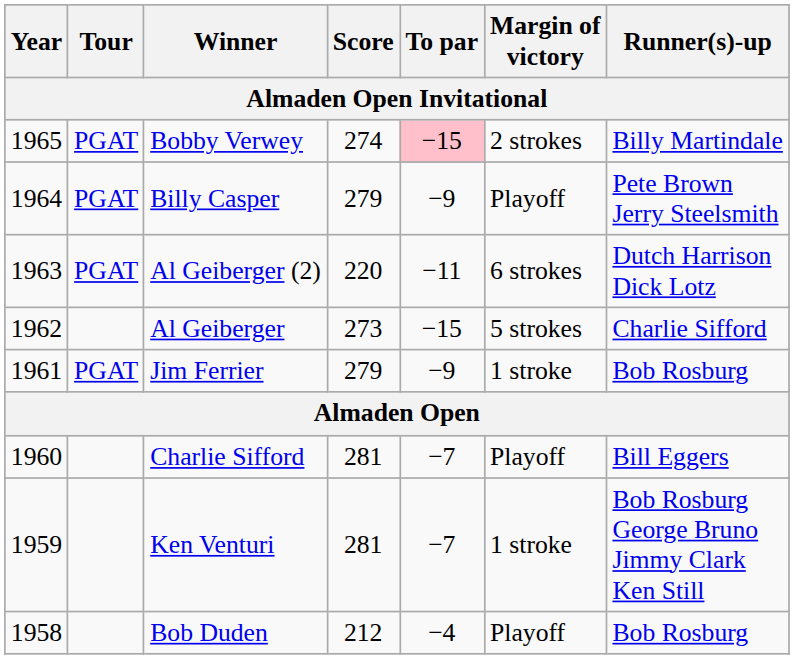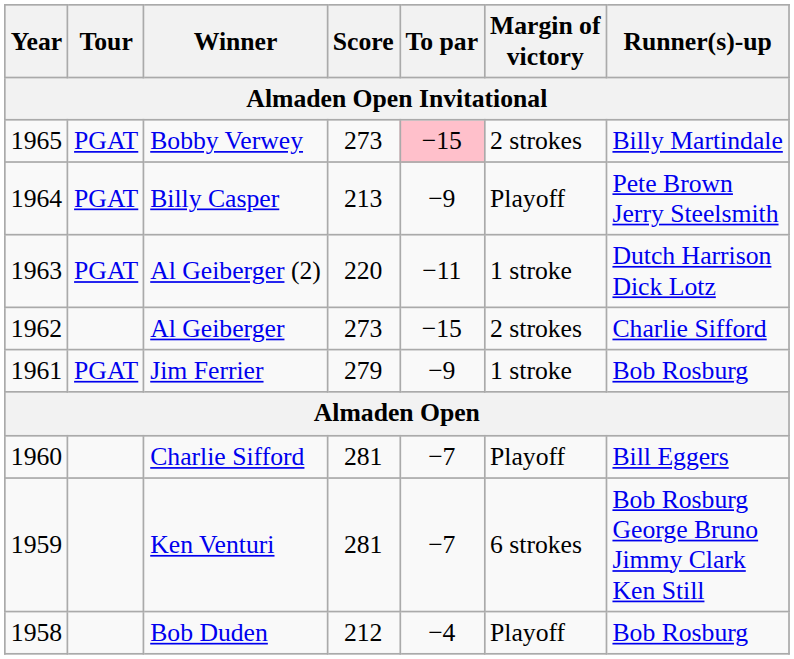(363, 140) 274 -> (363, 140) 273
(363, 198) 279 -> (363, 198) 213
(536, 271) 6 strokes -> (531, 271) 1 stroke
(536, 328) 5 strokes -> (536, 328) 2 strokes
(531, 543) 1 stroke -> (536, 543) 6 strokes
